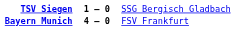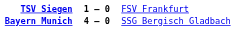(176, 9) SSG Bergisch Gladbach -> (155, 9) FSV Frankfurt
(155, 21) FSV Frankfurt -> (176, 21) SSG Bergisch Gladbach
